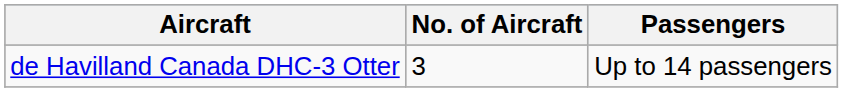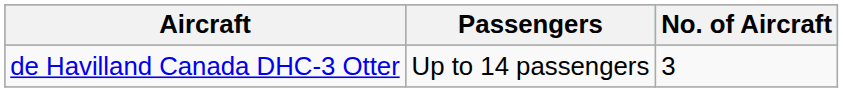columns swapped: (497, 24) <-> (713, 24)
